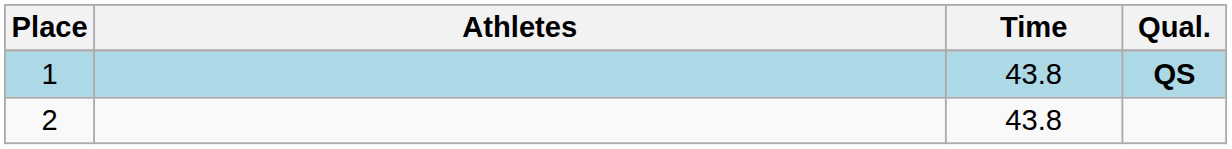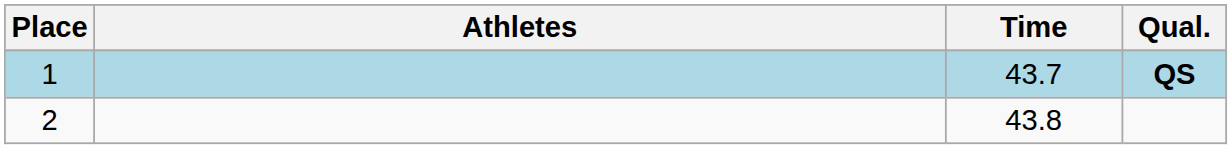(1034, 73) 43.8 -> (1034, 73) 43.7
